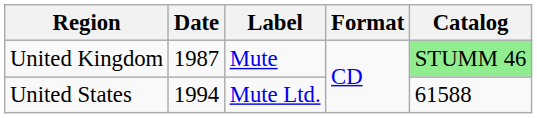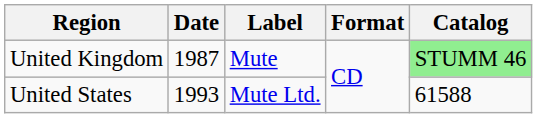(196, 94) 1994 -> (196, 94) 1993
